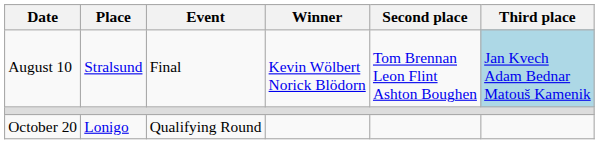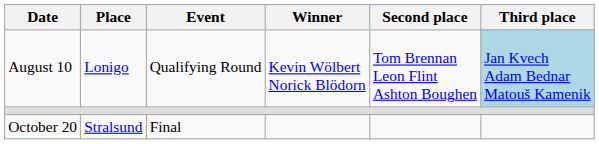(113, 68) Stralsund -> (107, 68) Lonigo
(166, 68) Final -> (206, 68) Qualifying Round
(107, 126) Lonigo -> (113, 126) Stralsund
(206, 126) Qualifying Round -> (166, 126) Final
